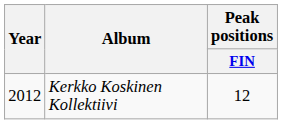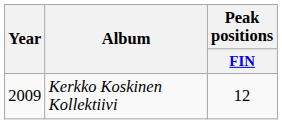(25, 95) 2012 -> (25, 95) 2009
